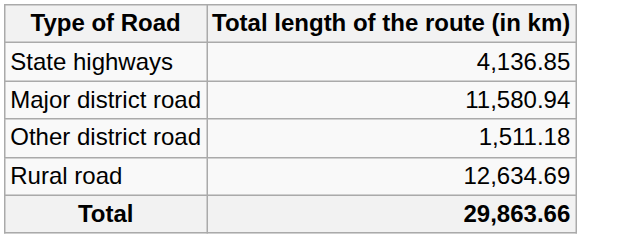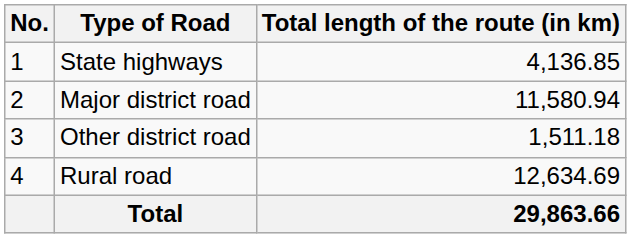+ column: (30, 23)
